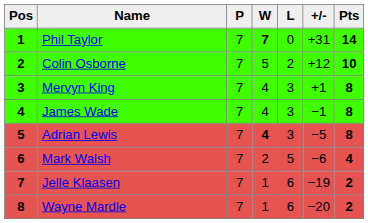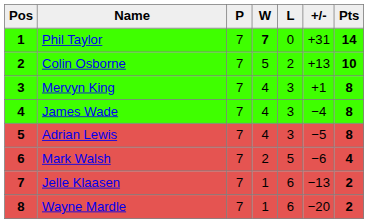(319, 63) +12 -> (319, 63) +13
(319, 111) −1 -> (319, 111) −4
(265, 135) bold -> (265, 135) normal
(319, 182) −19 -> (319, 182) −13
